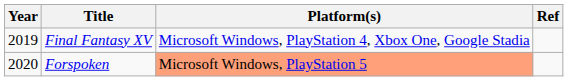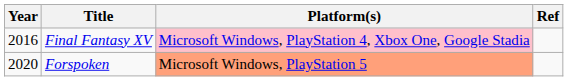(23, 40) 2019 -> (23, 40) 2016
(344, 40) no background -> (344, 40) pink background
